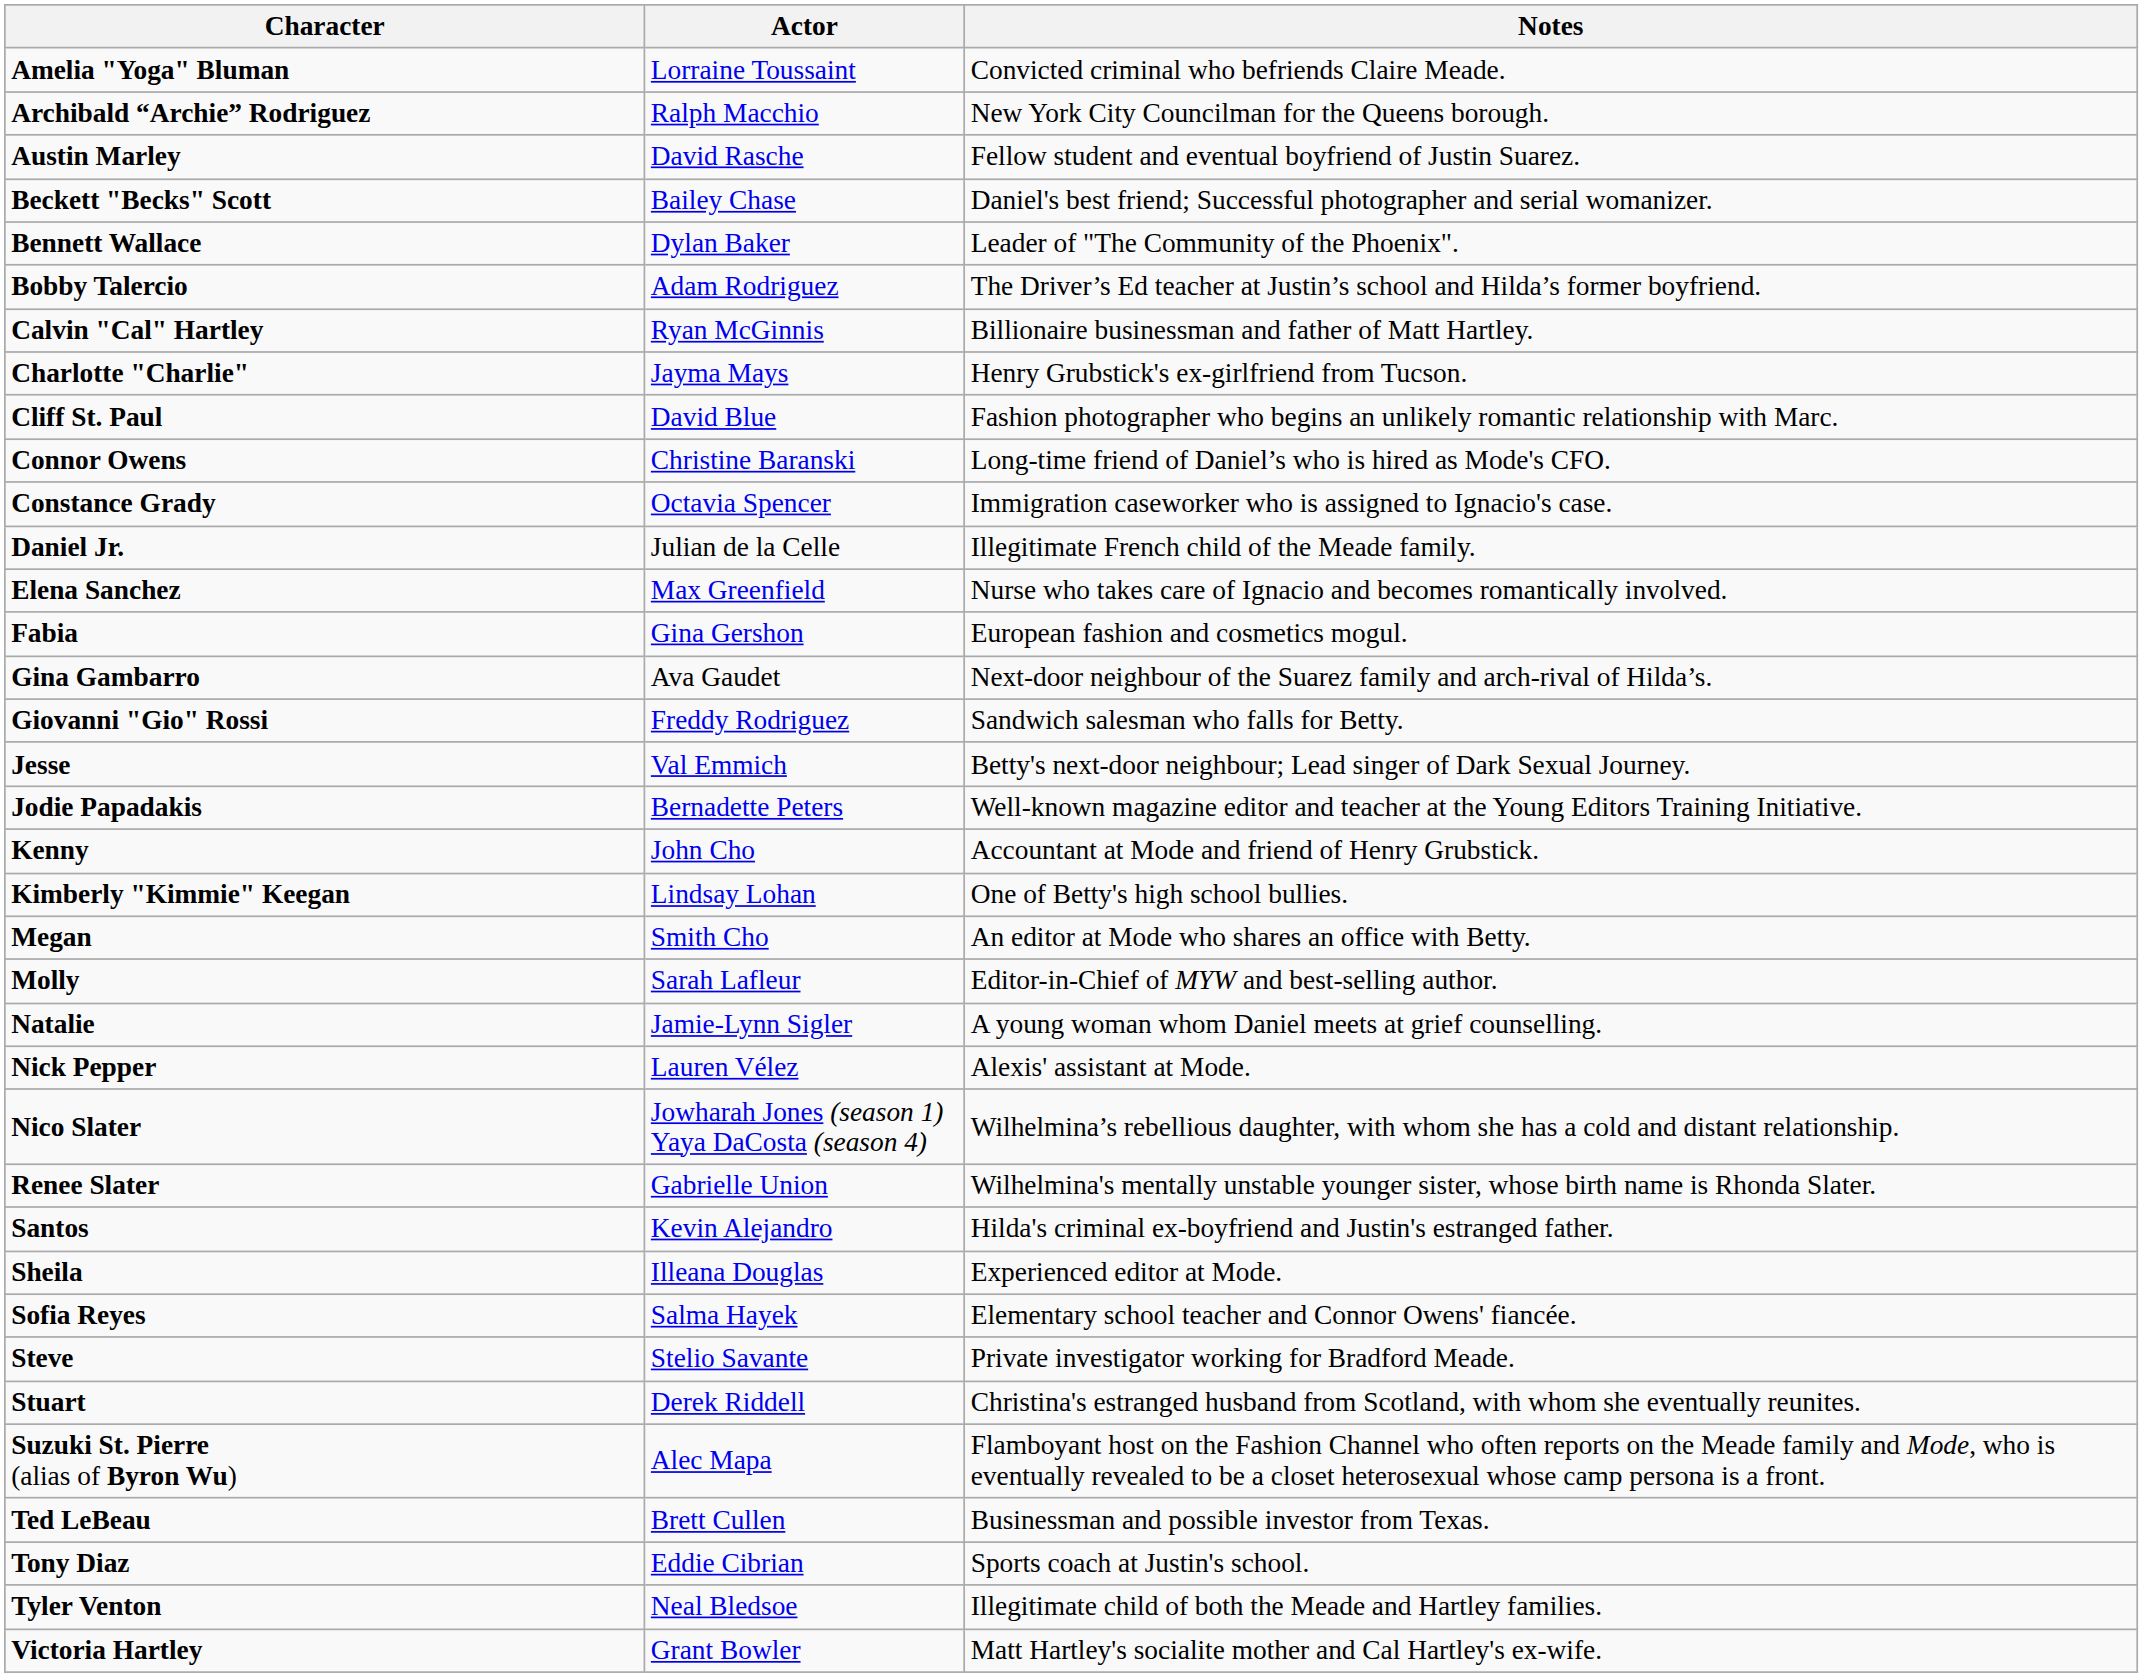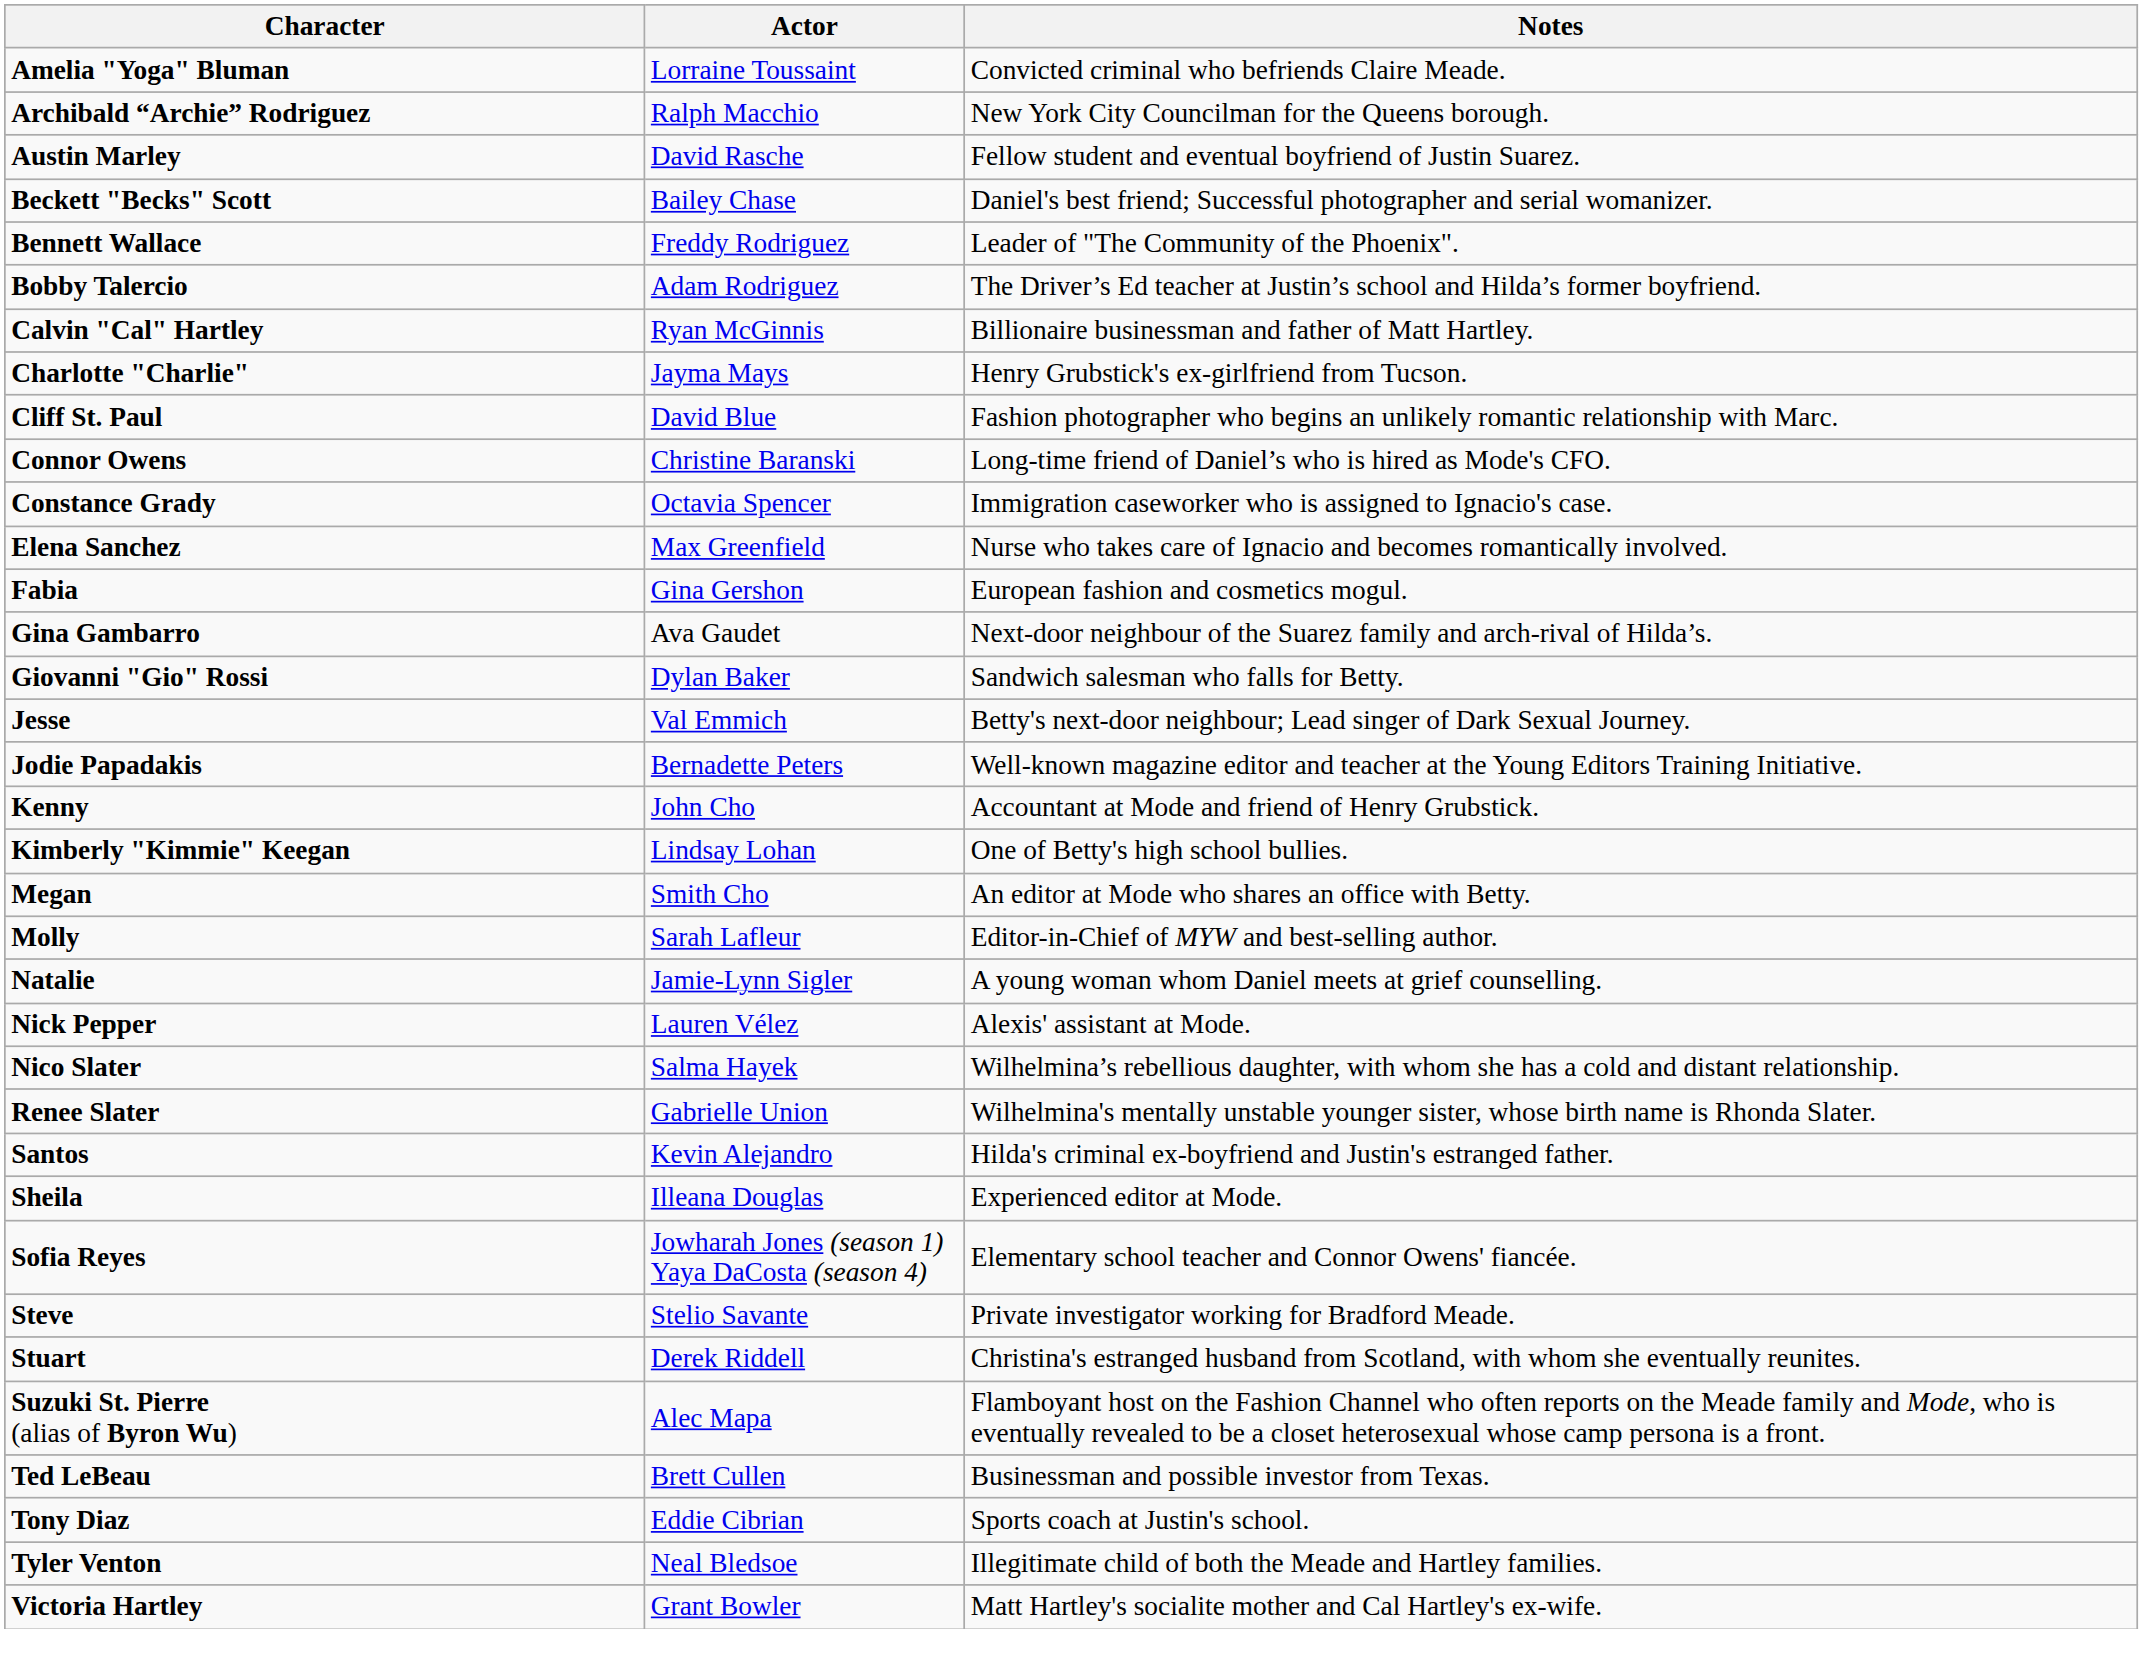(720, 243) Dylan Baker -> (750, 243) Freddy Rodriguez
- row: (68, 546)
(750, 720) Freddy Rodriguez -> (720, 677) Dylan Baker
(797, 1126) Jowharah Jones (season 1) Yaya DaCosta (season 4) -> (724, 1067) Salma Hayek
(724, 1315) Salma Hayek -> (797, 1256) Jowharah Jones (season 1) Yaya DaCosta (season 4)
